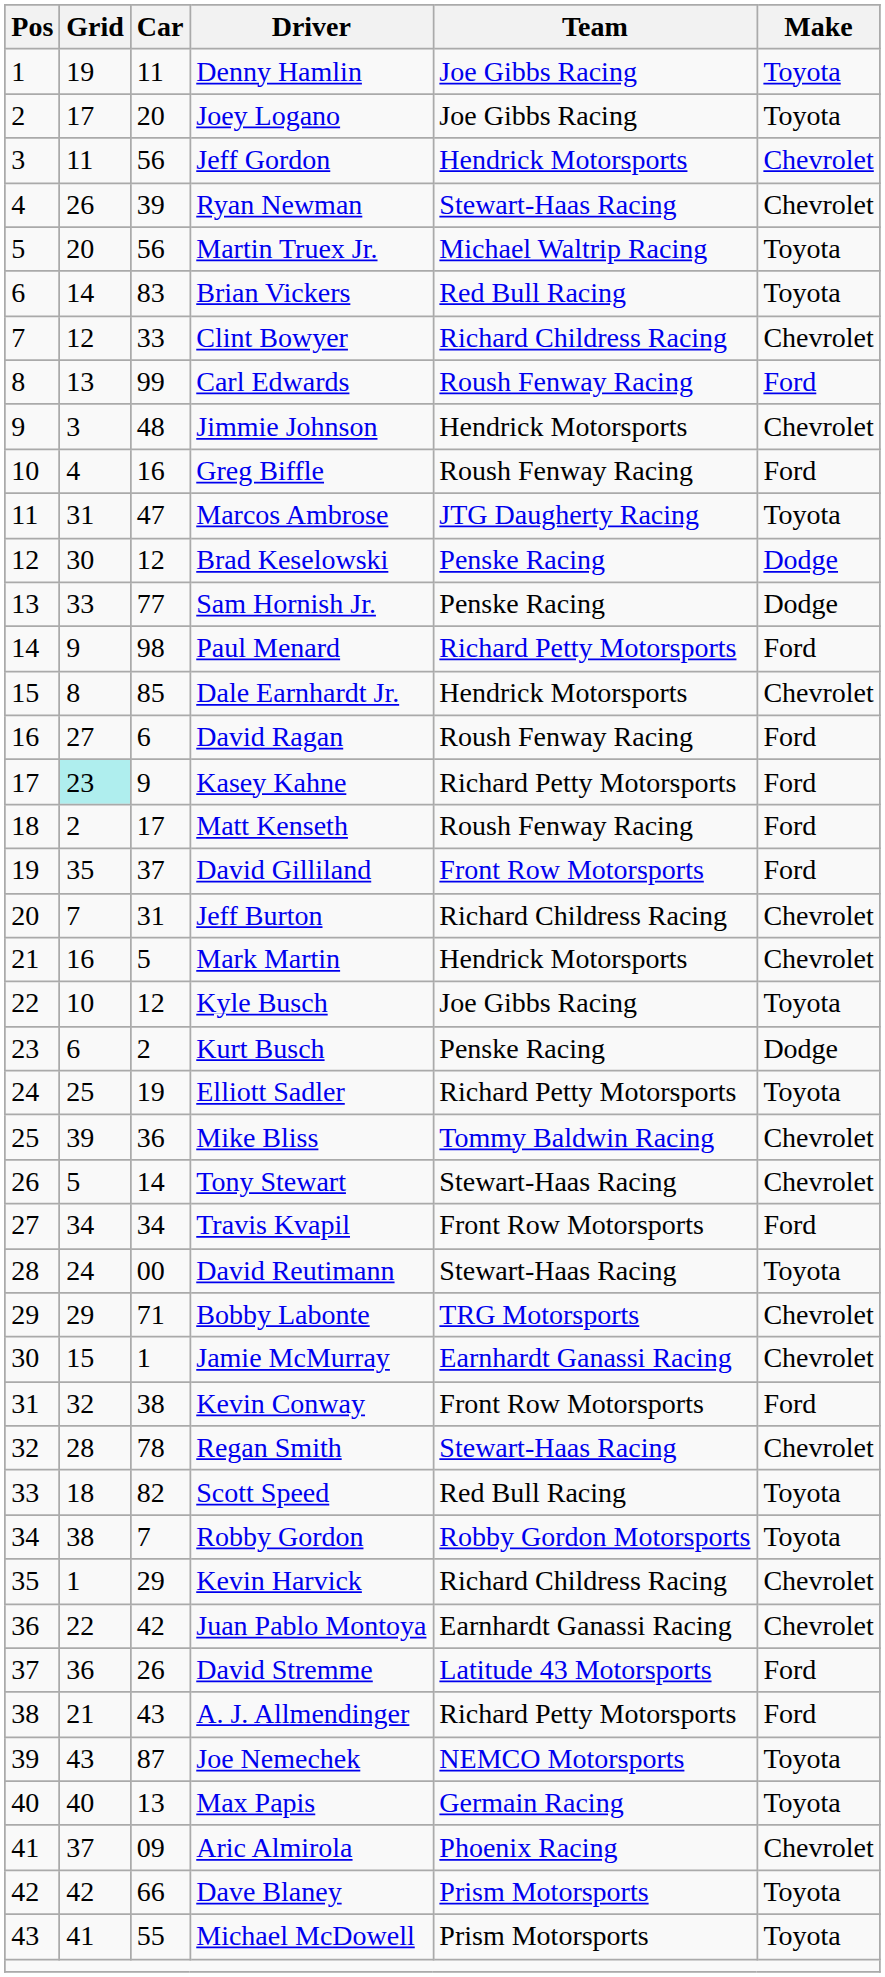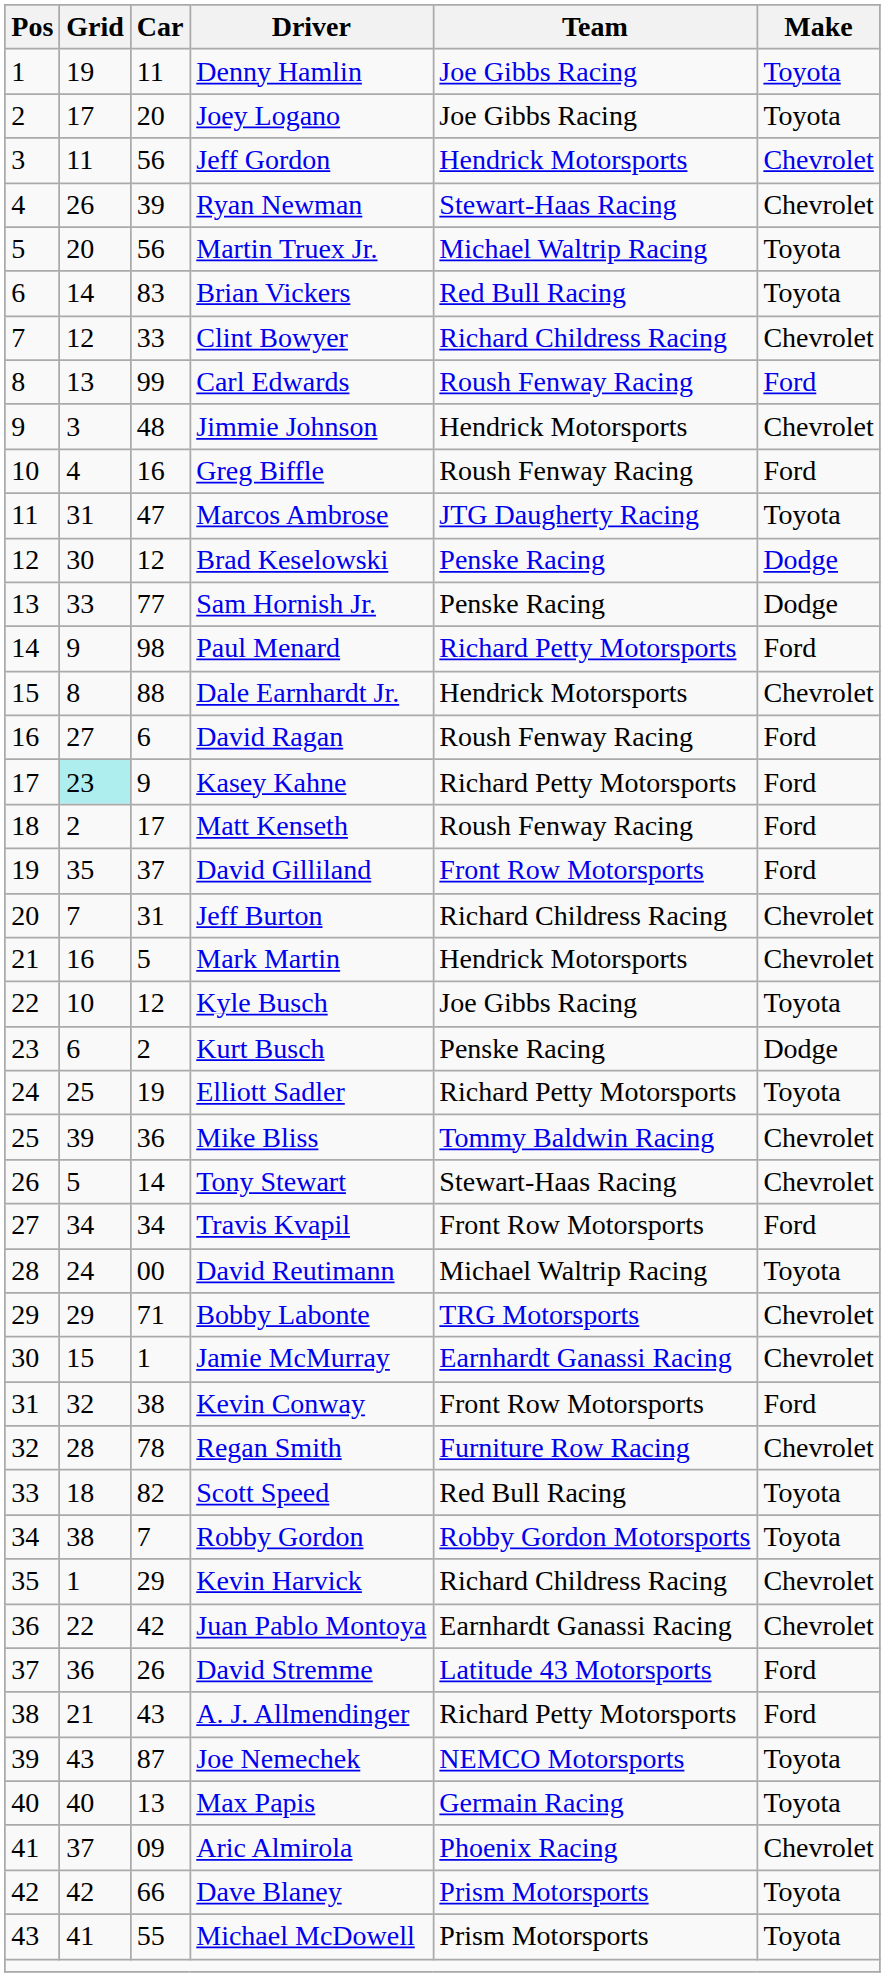(151, 692) 85 -> (151, 692) 88
(558, 1270) Stewart-Haas Racing -> (573, 1270) Michael Waltrip Racing
(558, 1447) Stewart-Haas Racing -> (565, 1447) Furniture Row Racing
